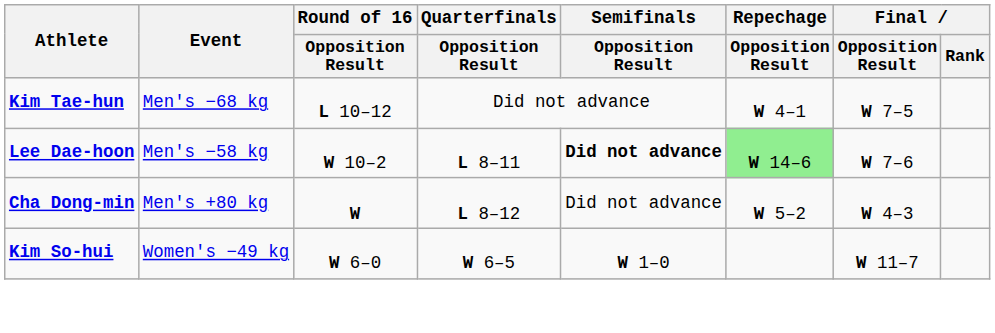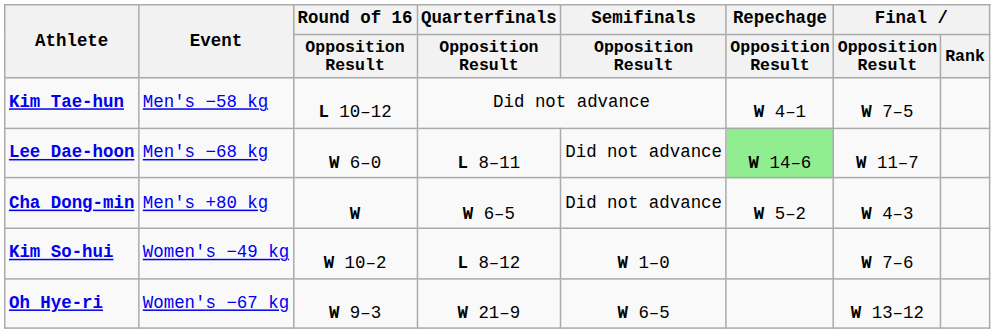(206, 103) Men's −68 kg -> (206, 103) Men's −58 kg
(206, 153) Men's −58 kg -> (206, 153) Men's −68 kg
(355, 163) W 10–2 -> (355, 163) W 6–0
(644, 153) bold -> (644, 153) normal
(887, 163) W 7–6 -> (887, 163) W 11–7
(489, 213) L 8–12 -> (489, 213) W 6–5
(355, 264) W 6–0 -> (355, 264) W 10–2
(489, 264) W 6–5 -> (489, 264) L 8–12
(887, 264) W 11–7 -> (887, 264) W 7–6
+ row: (56, 303)
